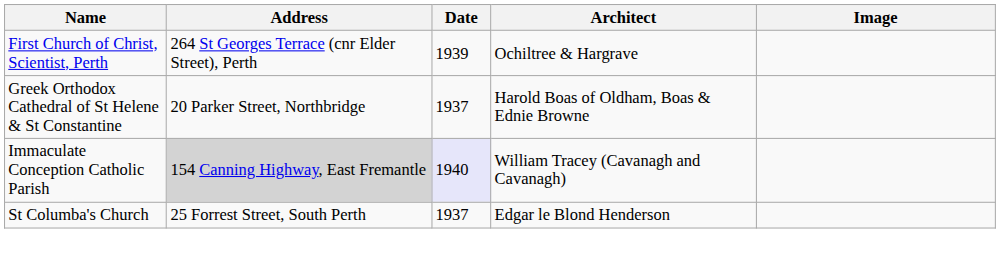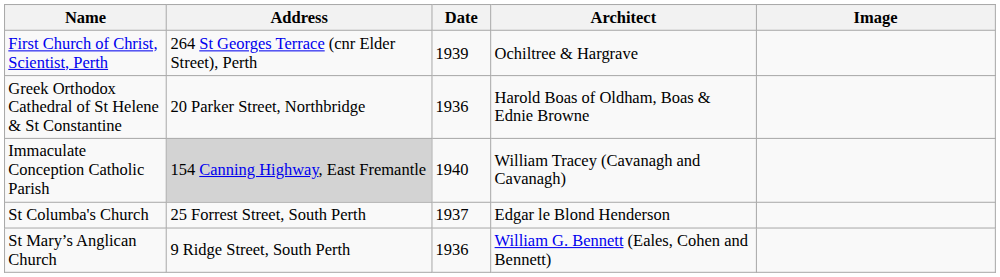(452, 106) 1937 -> (452, 106) 1936
(452, 170) lavender background -> (452, 170) no background
+ row: (72, 250)
